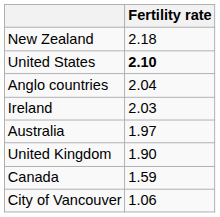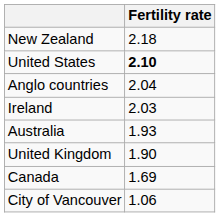(143, 131) 1.97 -> (143, 131) 1.93
(143, 177) 1.59 -> (143, 177) 1.69
